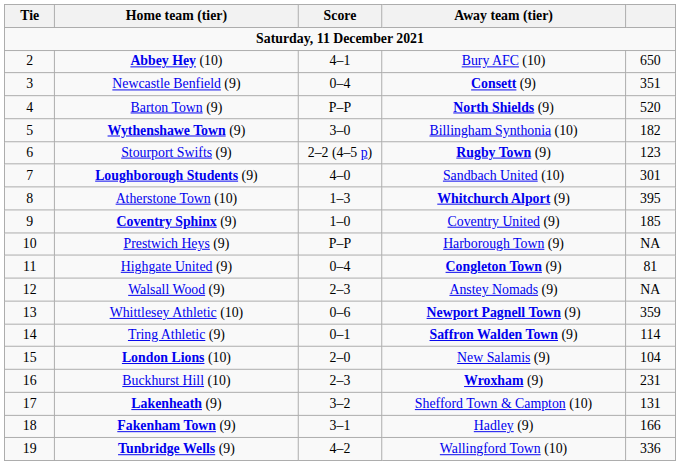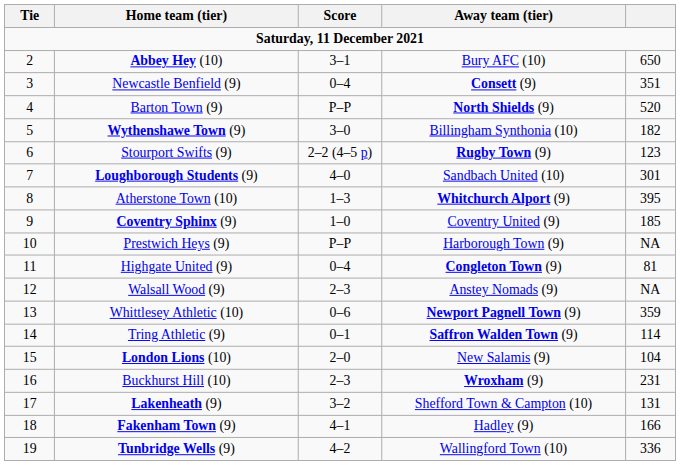(340, 61) 4–1 -> (340, 61) 3–1
(340, 426) 3–1 -> (340, 426) 4–1
